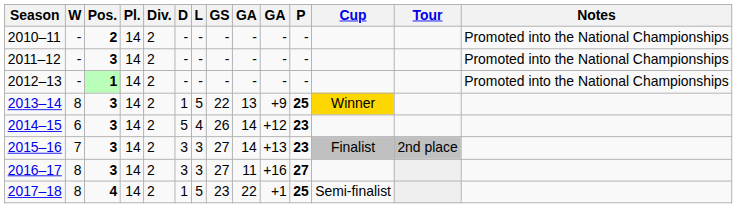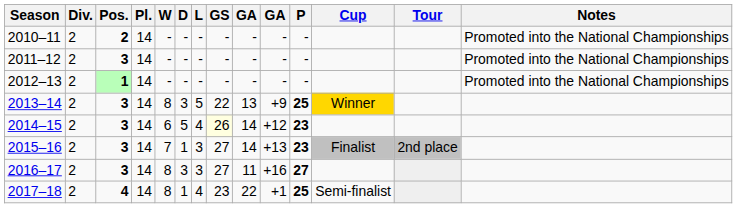columns swapped: (159, 15) <-> (75, 15)
(184, 103) 1 -> (184, 103) 3
(222, 125) no background -> (222, 125) lightyellow background
(184, 147) 3 -> (184, 147) 1
(199, 192) 5 -> (199, 192) 4
